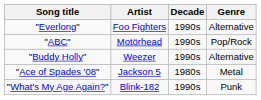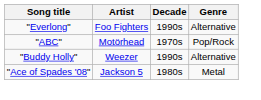(187, 42) 1990s -> (170, 42) 1970s
- row: (58, 87)
